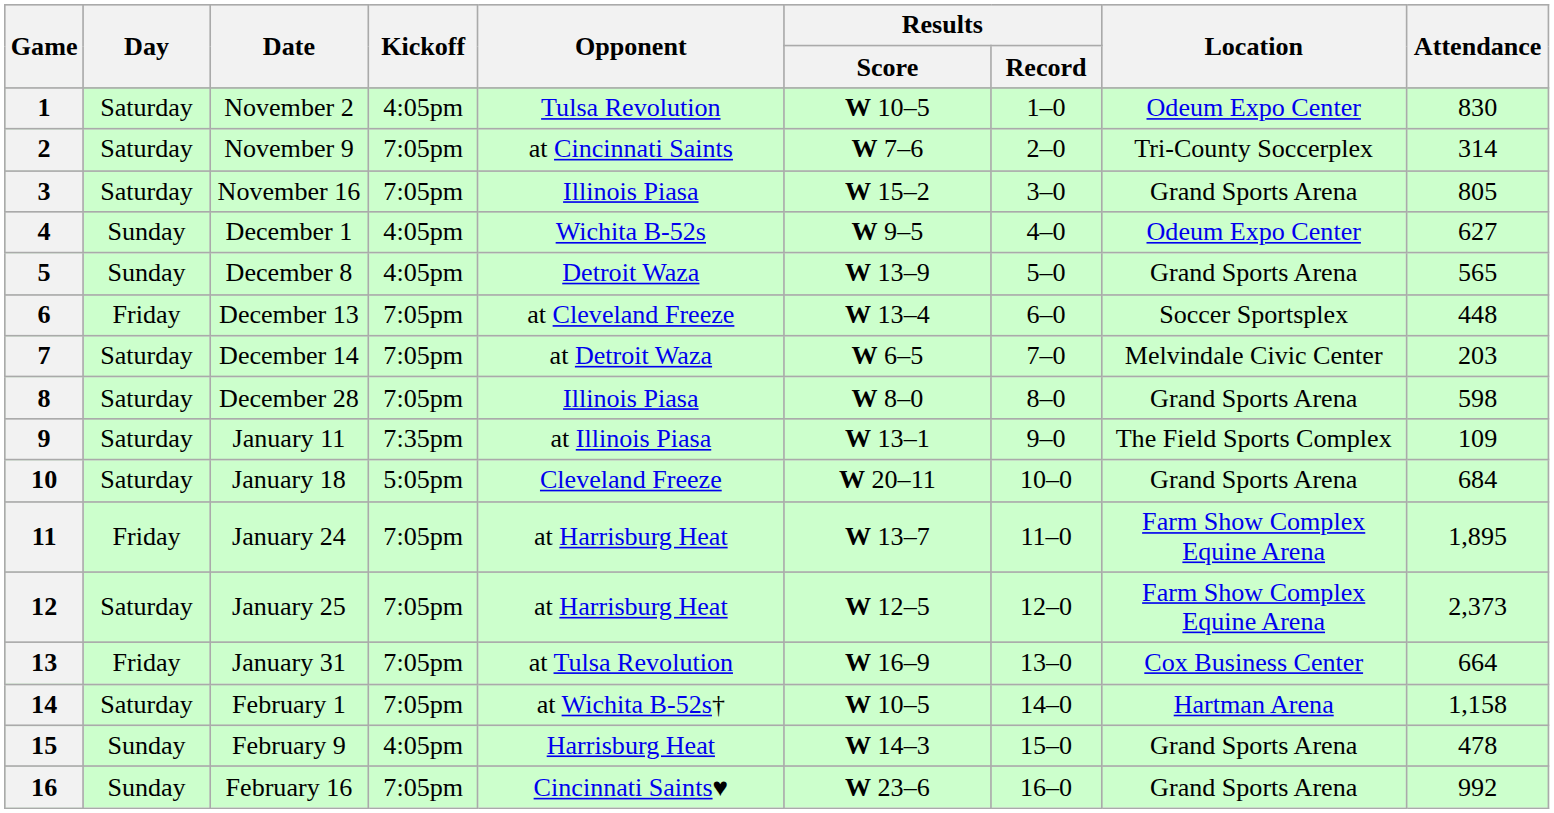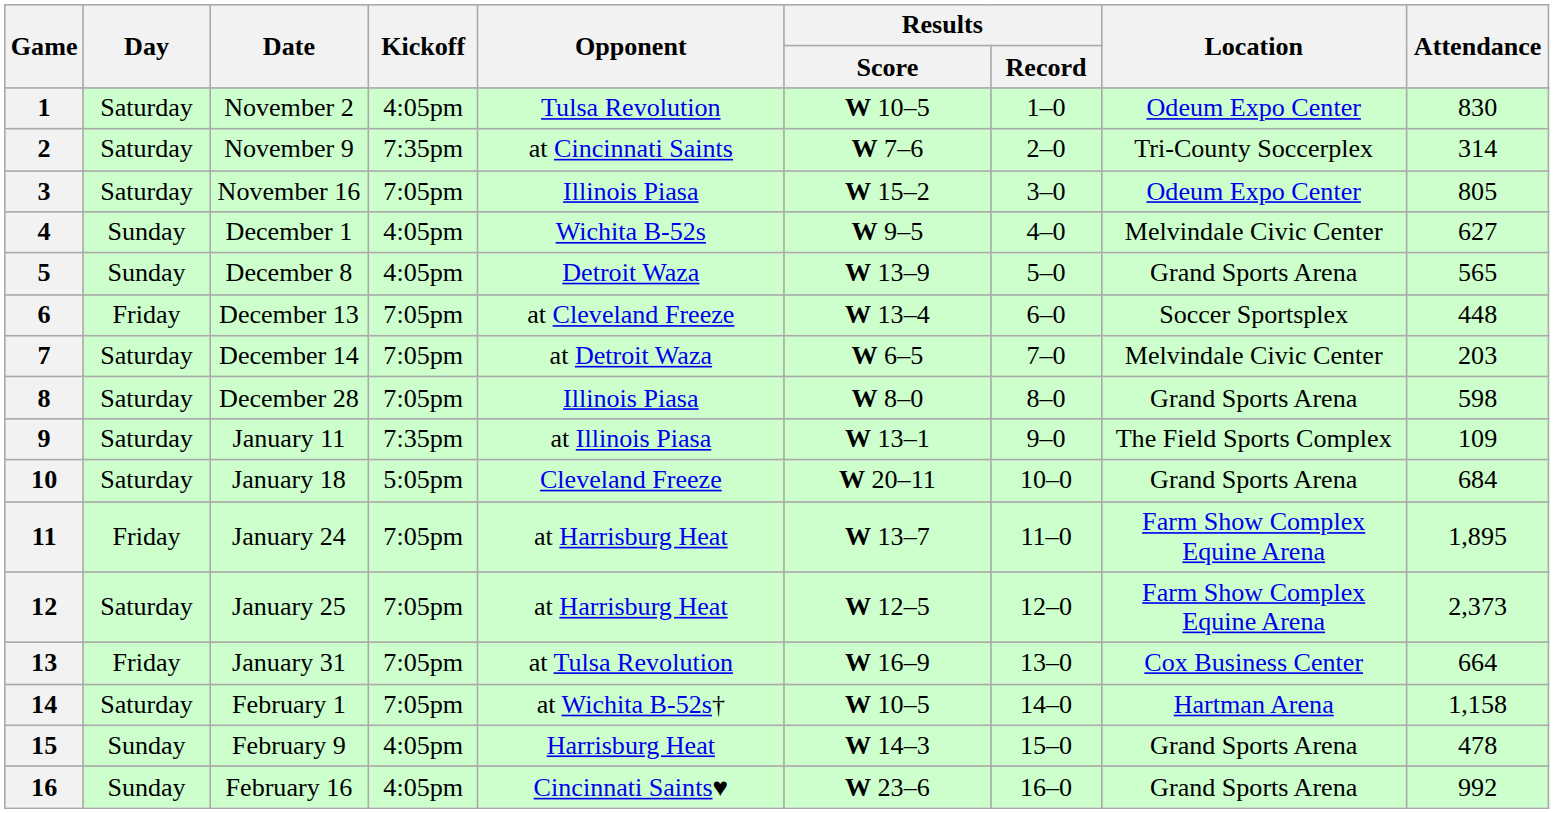(423, 149) 7:05pm -> (423, 149) 7:35pm
(1254, 190) Grand Sports Arena -> (1254, 190) Odeum Expo Center
(1254, 231) Odeum Expo Center -> (1254, 231) Melvindale Civic Center
(423, 787) 7:05pm -> (423, 787) 4:05pm
